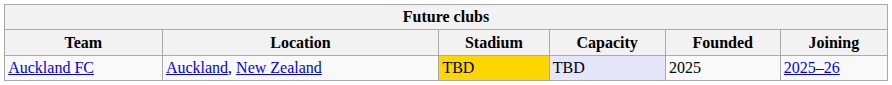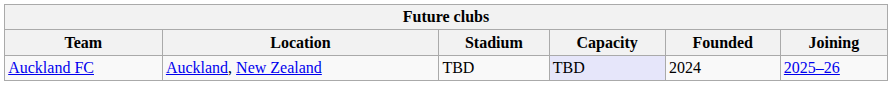(458, 67) gold background -> (458, 67) no background
(685, 67) 2025 -> (685, 67) 2024
